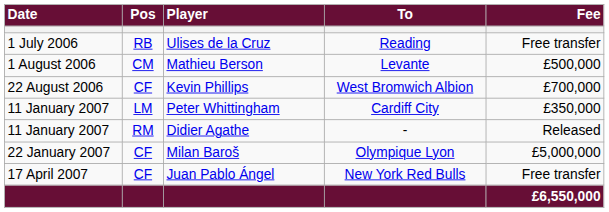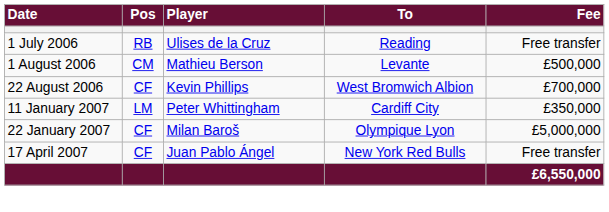- row: (208, 130)
